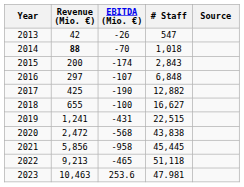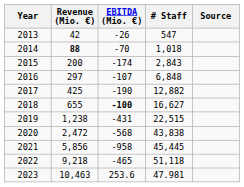(122, 105) normal -> (122, 105) bold
(75, 119) 1,241 -> (75, 119) 1,238
(75, 161) 9,213 -> (75, 161) 9,218
